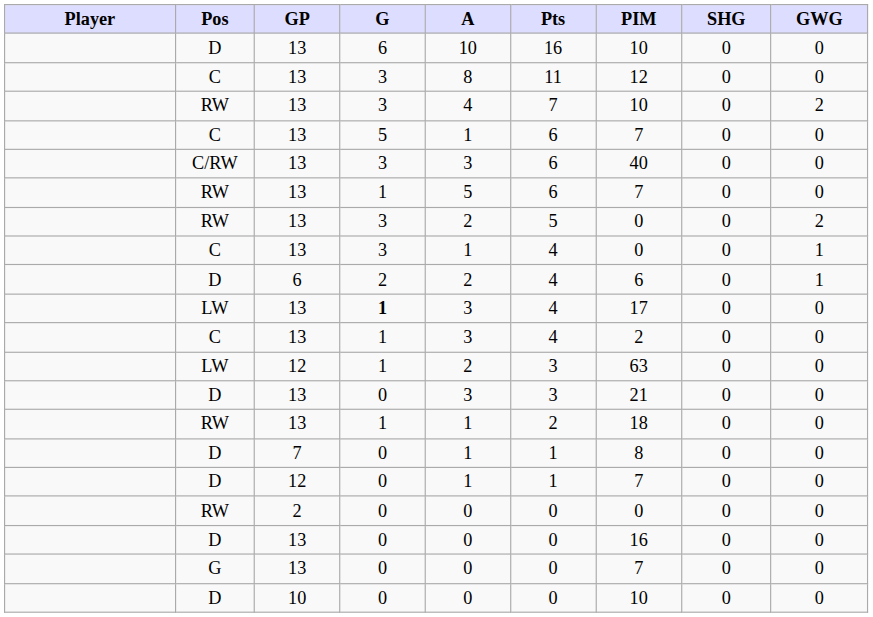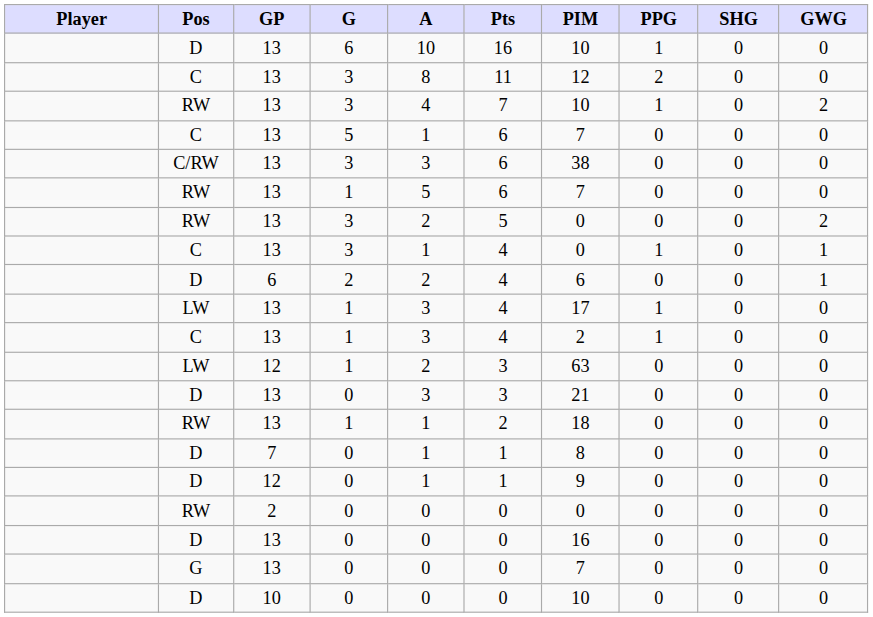+ column: (659, 18)
(639, 163) 40 -> (580, 163) 38
(382, 308) bold -> (349, 308) normal
(639, 481) 7 -> (580, 481) 9
